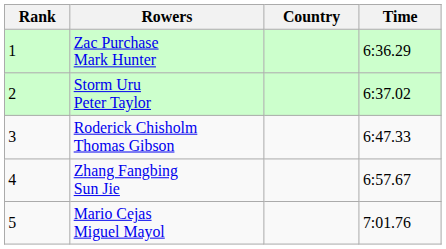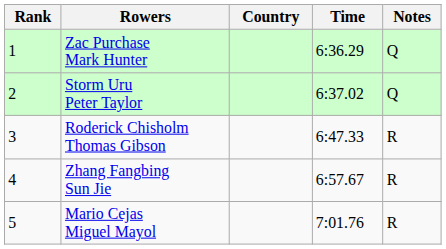+ column: (412, 17)
